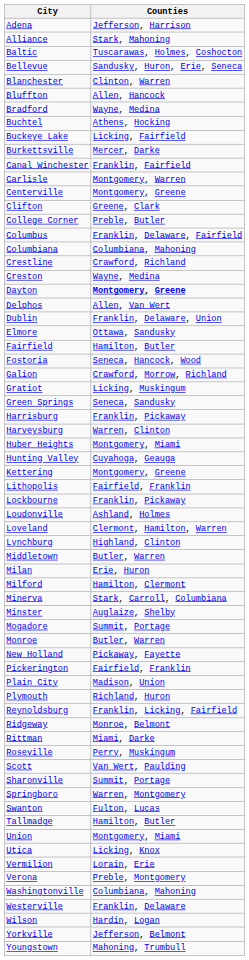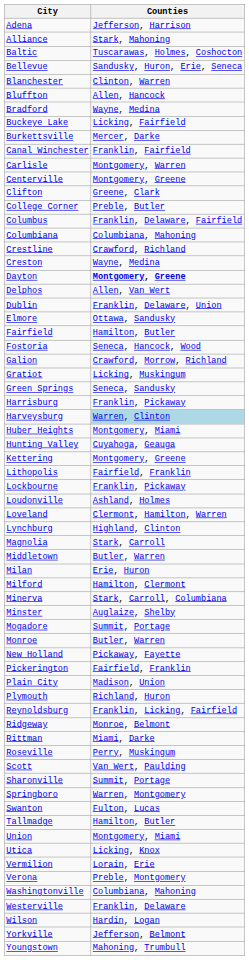- row: (24, 123)
(131, 431) no background -> (131, 417) lightblue background
+ row: (27, 543)
